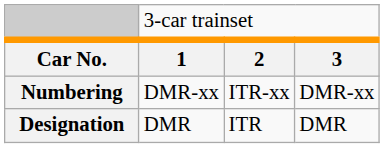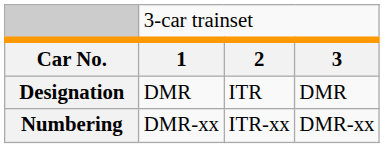rows swapped: (72, 125) <-> (72, 92)
